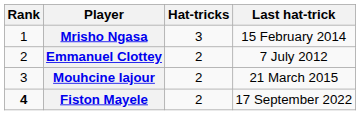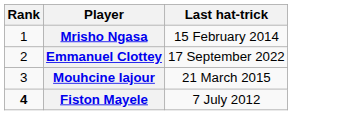- column: (199, 15)
(294, 57) 7 July 2012 -> (226, 57) 17 September 2022
(294, 99) 17 September 2022 -> (226, 99) 7 July 2012
